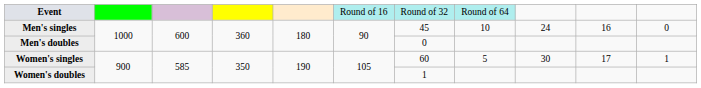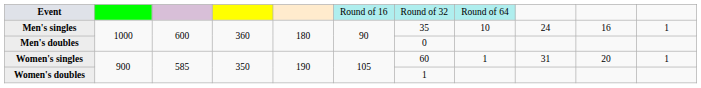(424, 28) 45 -> (424, 28) 35
(667, 28) 0 -> (667, 28) 1
(485, 59) 5 -> (485, 59) 1
(545, 59) 30 -> (545, 59) 31
(606, 59) 17 -> (606, 59) 20
